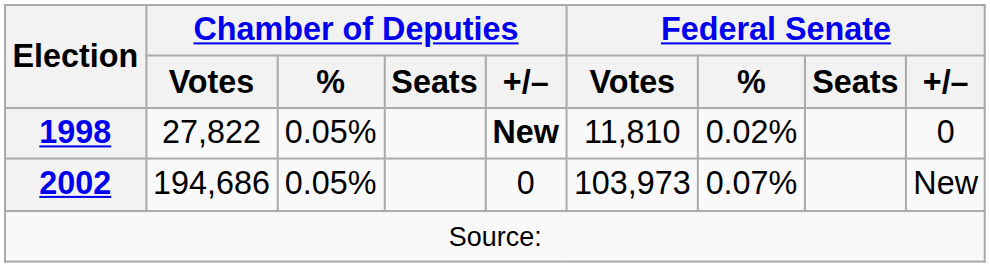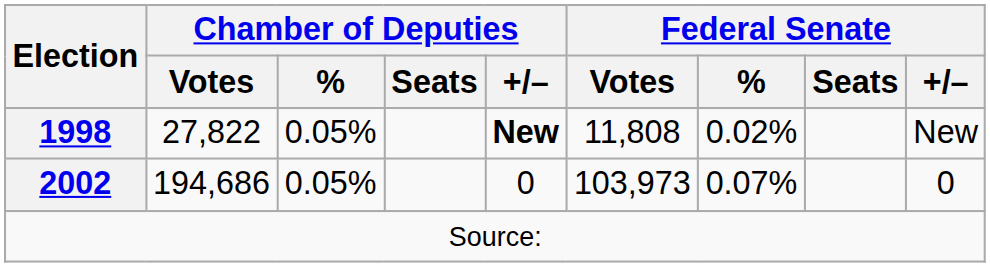(632, 132) 11,810 -> (632, 132) 11,808
(946, 132) 0 -> (946, 132) New
(946, 183) New -> (946, 183) 0
